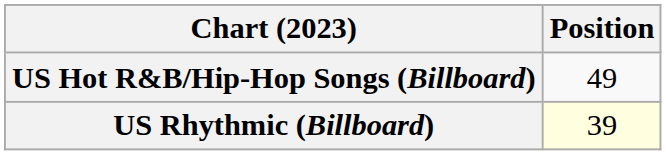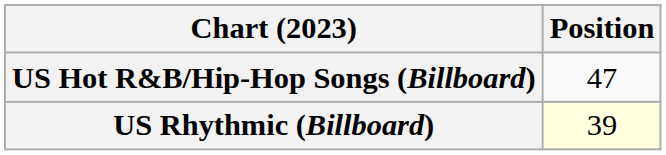(602, 76) 49 -> (602, 76) 47
